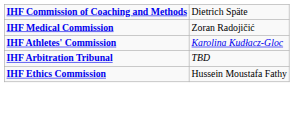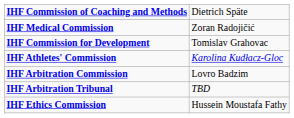+ row: (78, 43)
+ row: (67, 74)
